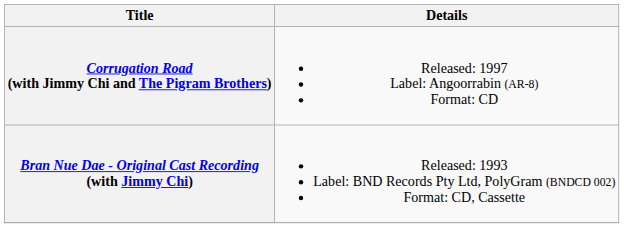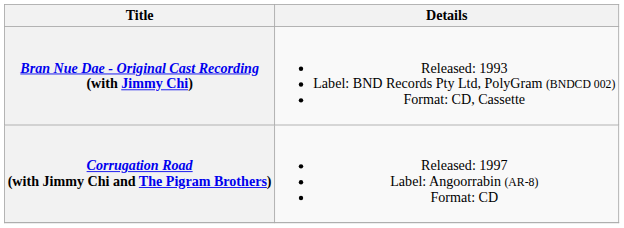rows swapped: (140, 173) <-> (140, 75)
